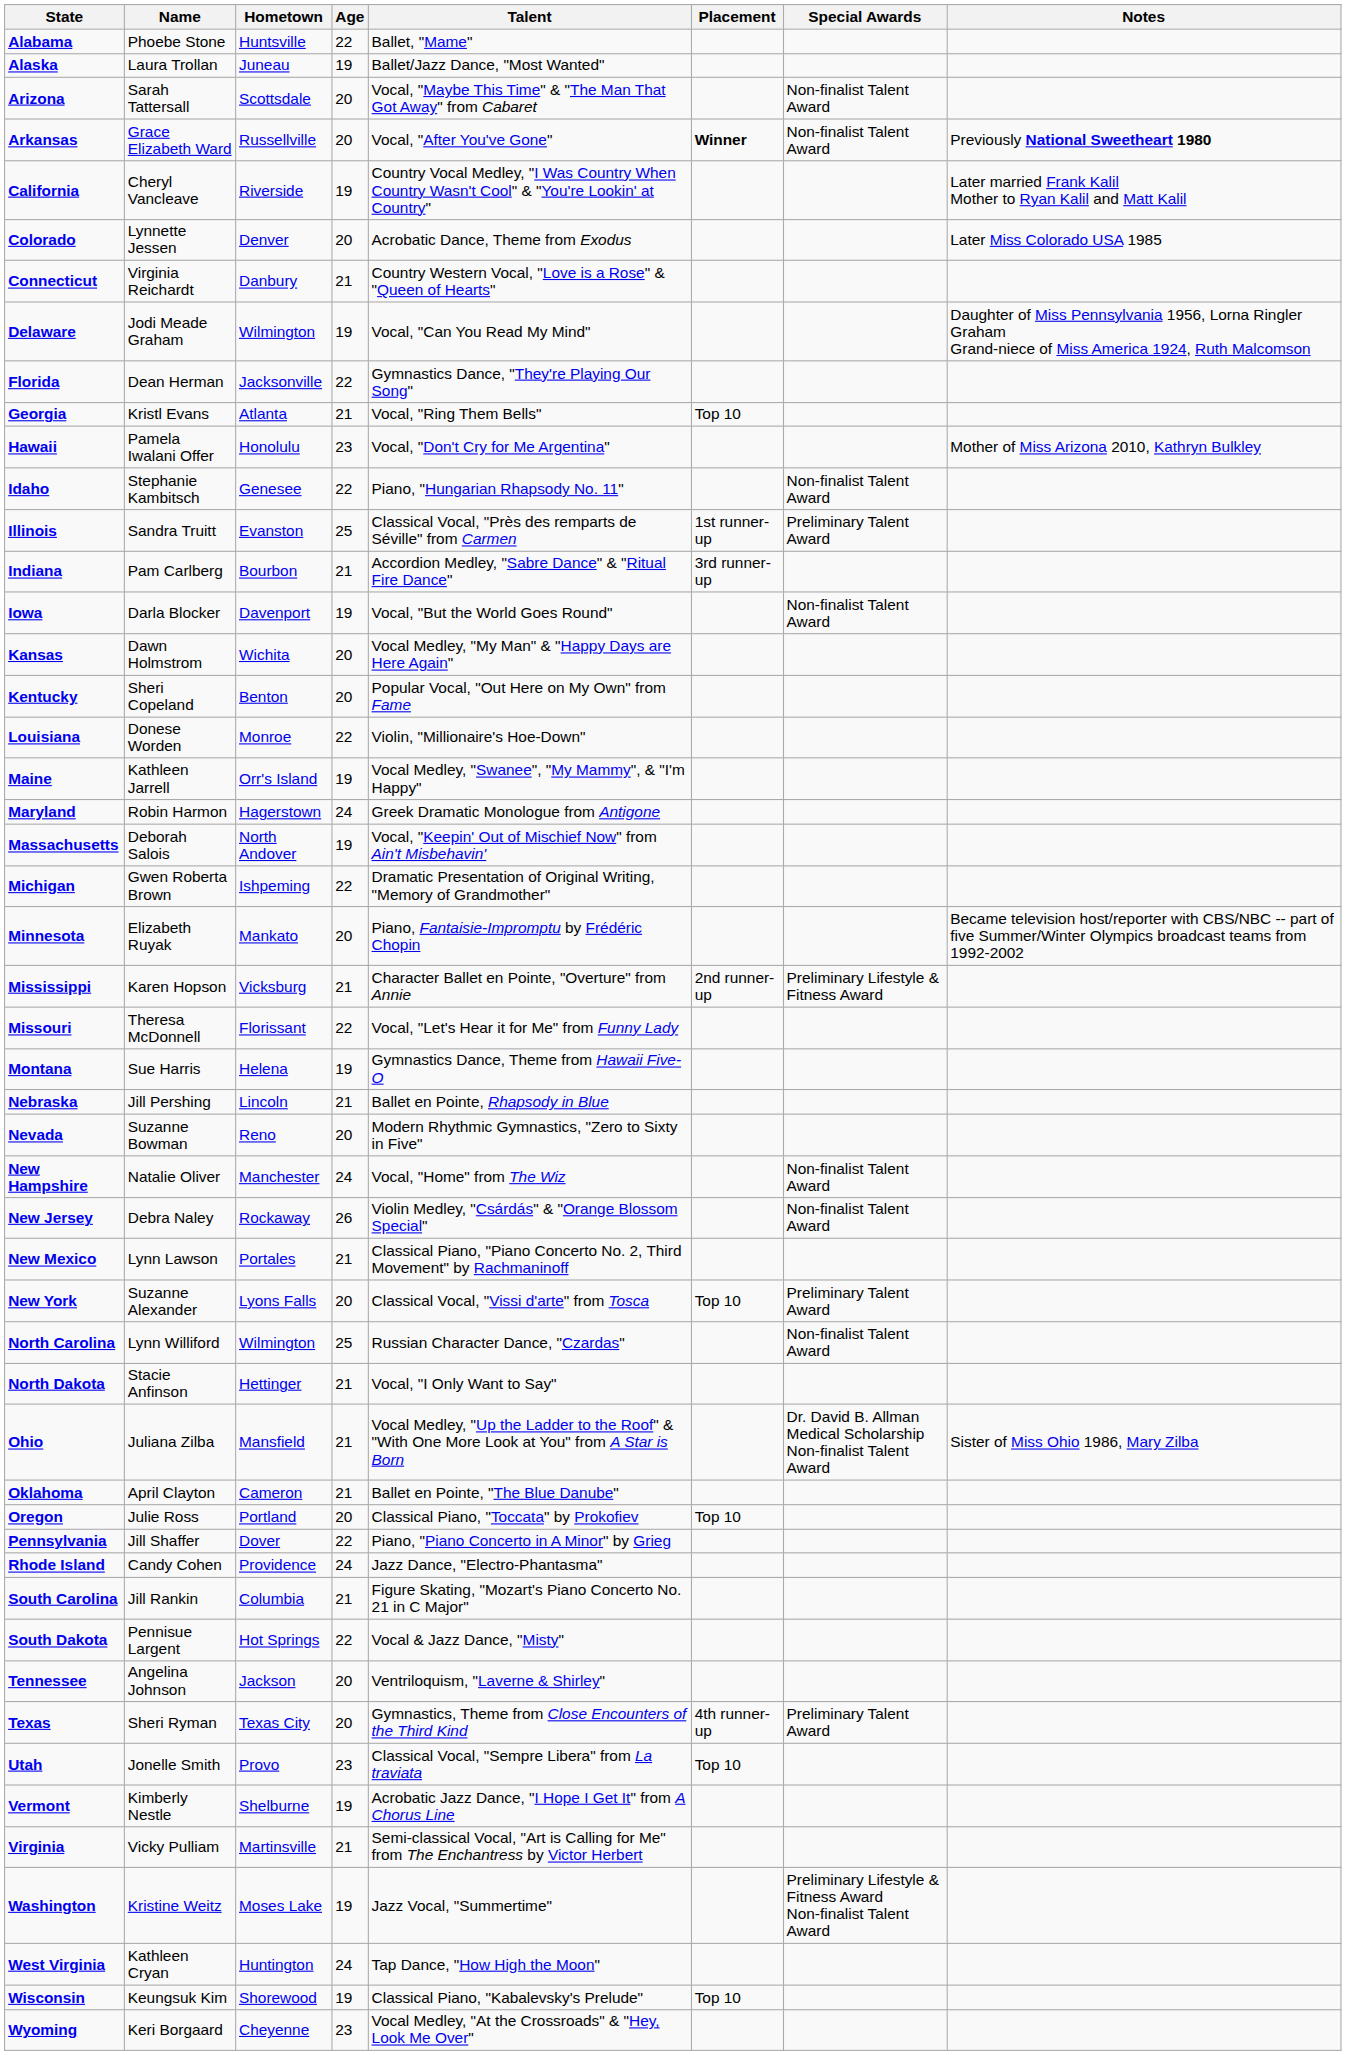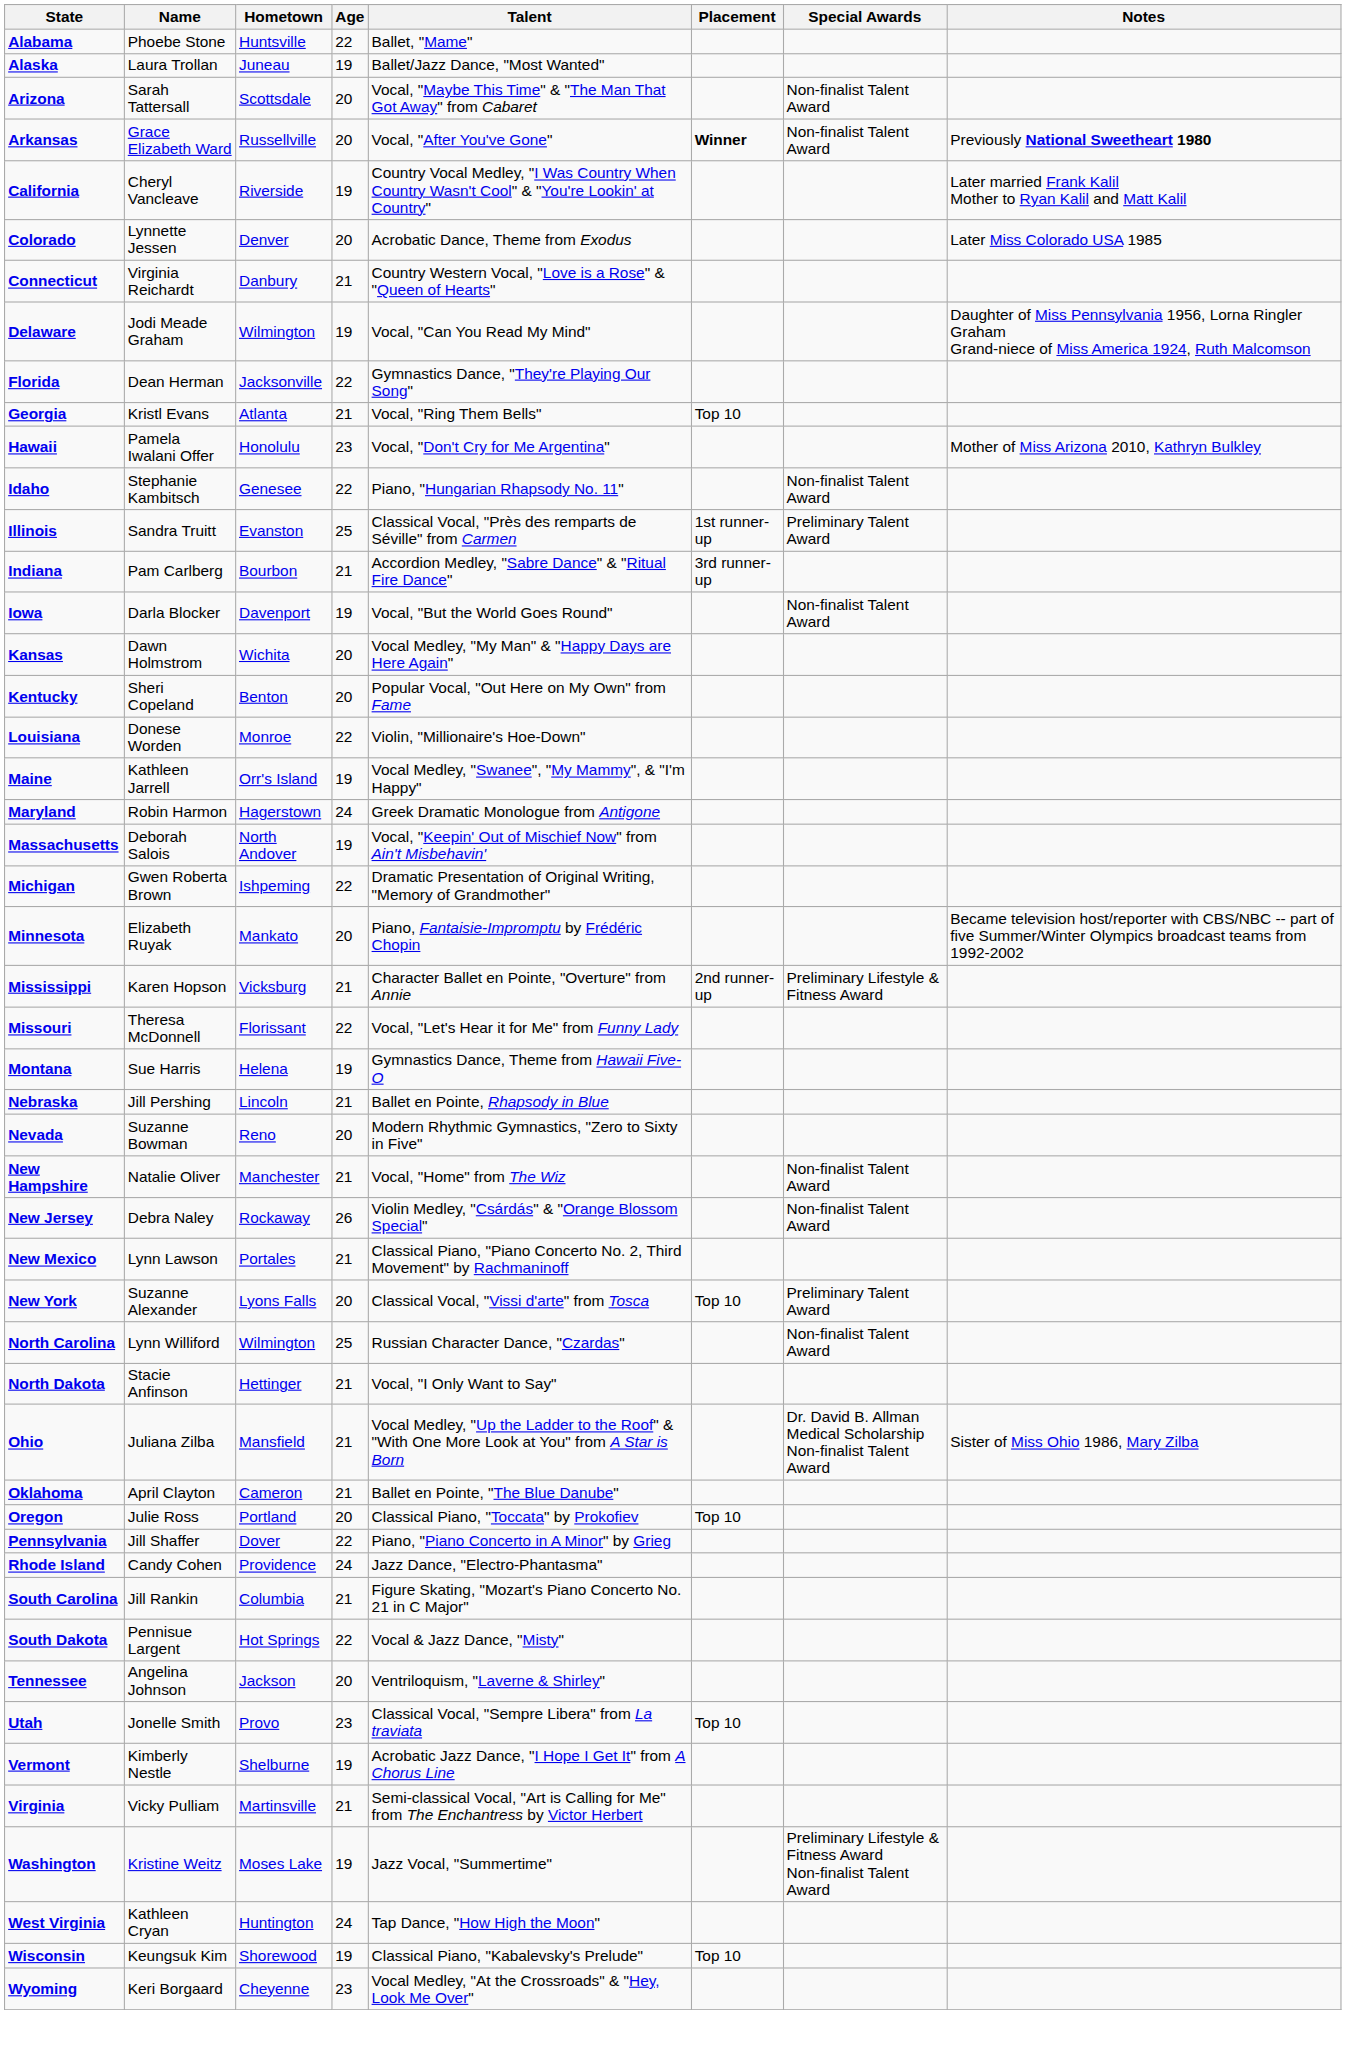(344, 1177) 24 -> (344, 1177) 21
- row: (29, 1723)
